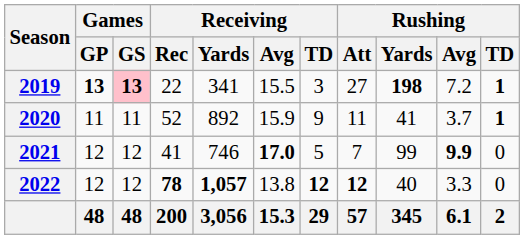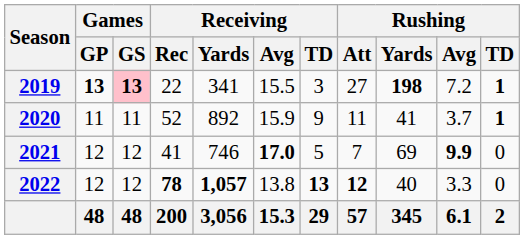(407, 151) 99 -> (407, 151) 69
(319, 184) 12 -> (319, 184) 13
